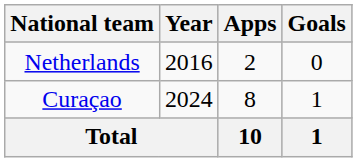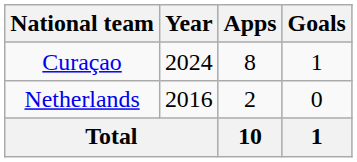rows swapped: (82, 61) <-> (82, 99)
